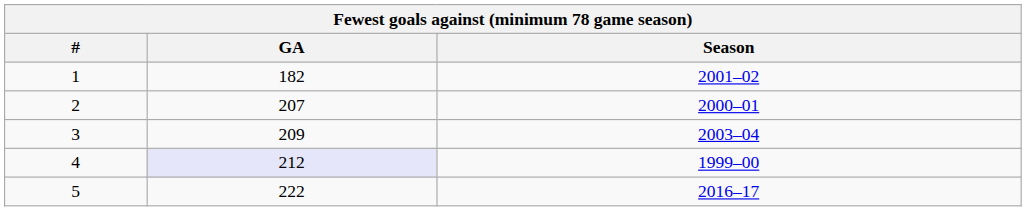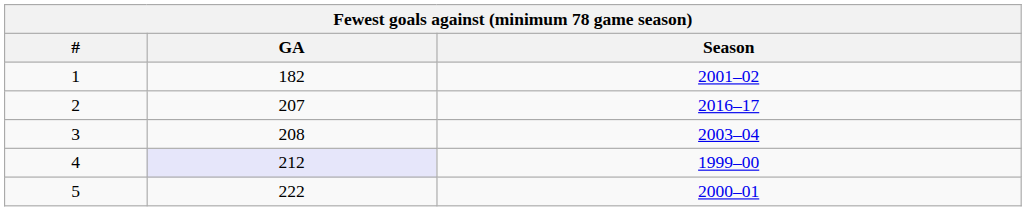(729, 105) 2000–01 -> (729, 105) 2016–17
(292, 134) 209 -> (292, 134) 208
(729, 192) 2016–17 -> (729, 192) 2000–01
